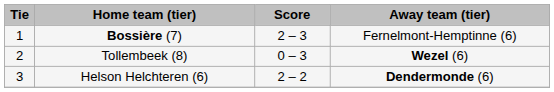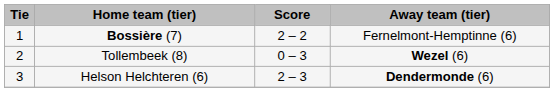(292, 36) 2 – 3 -> (292, 36) 2 – 2
(292, 77) 2 – 2 -> (292, 77) 2 – 3
